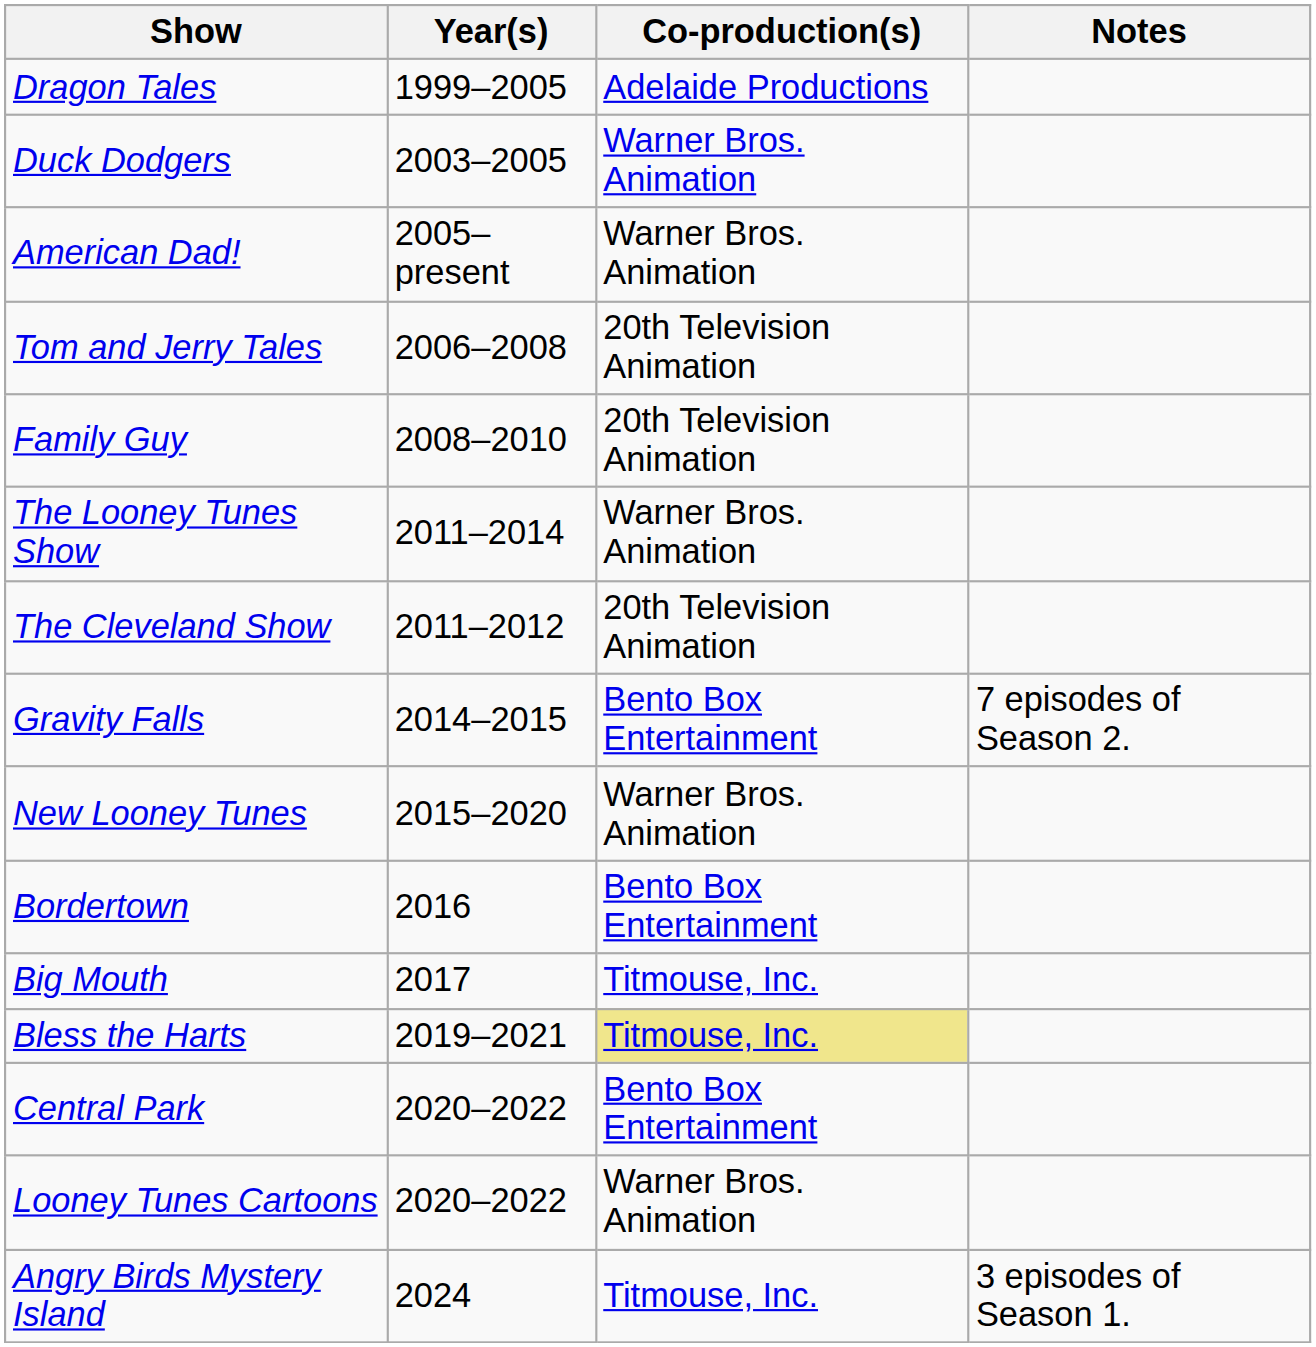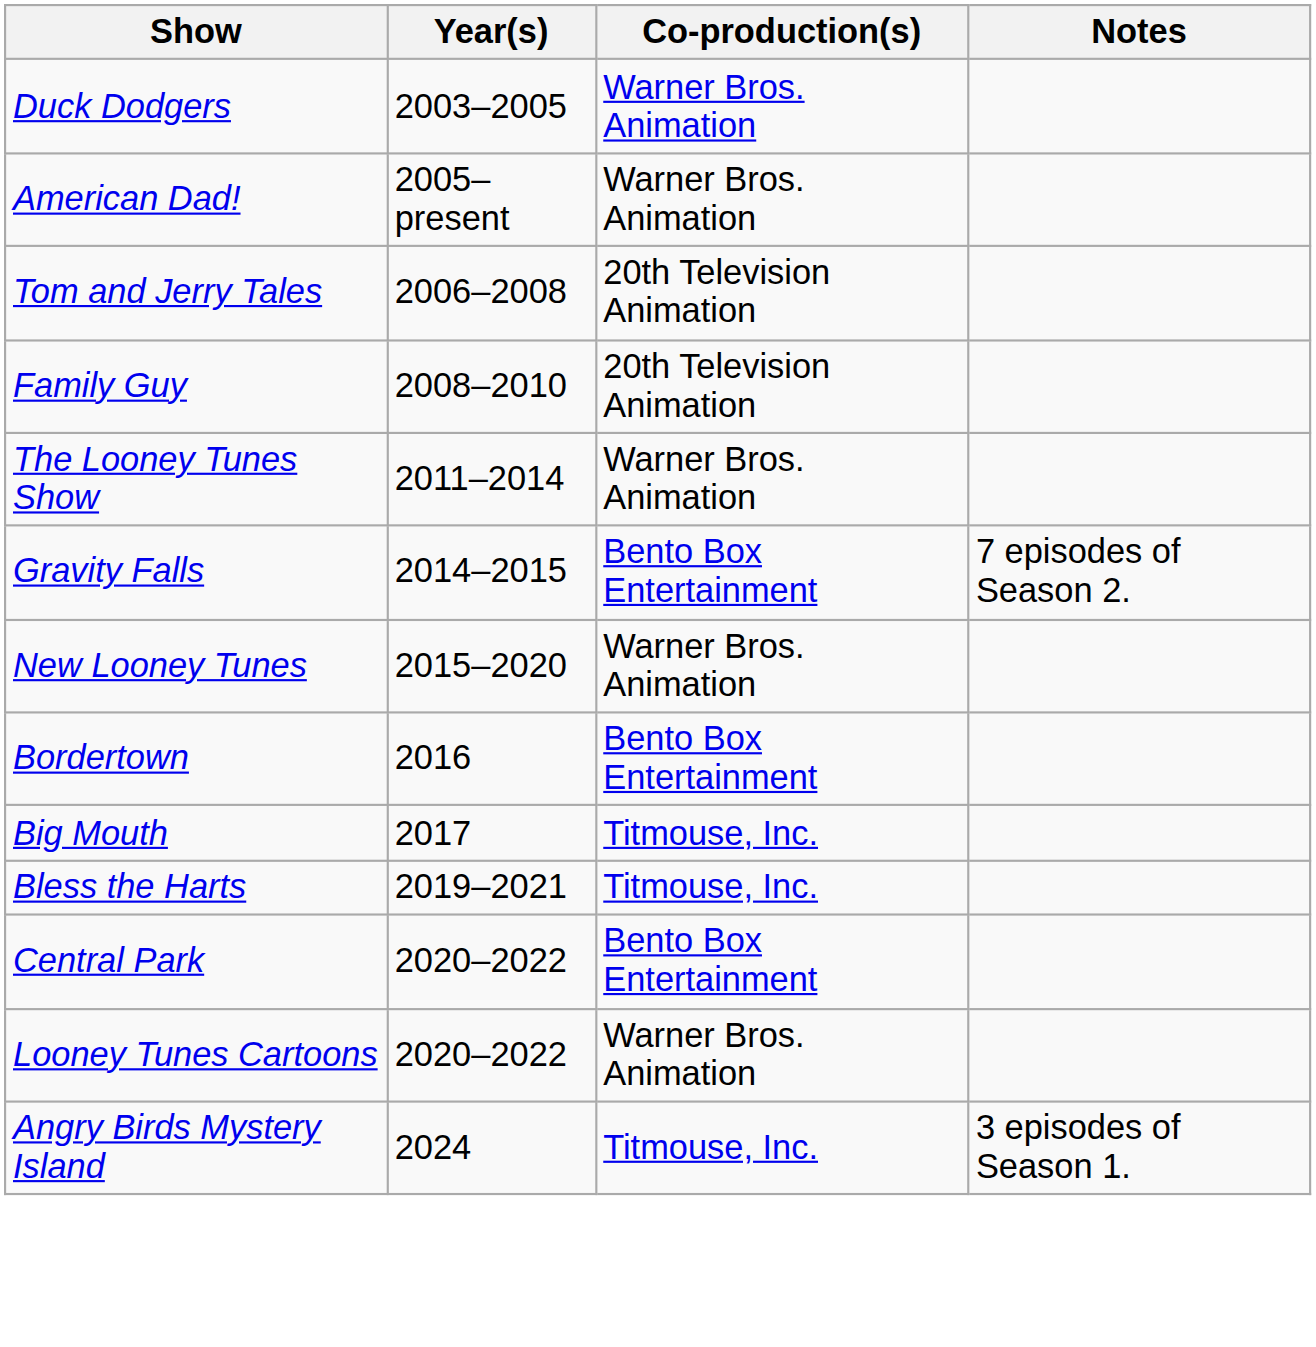- row: (115, 86)
- row: (172, 626)
(711, 1034) khaki background -> (711, 886) no background
